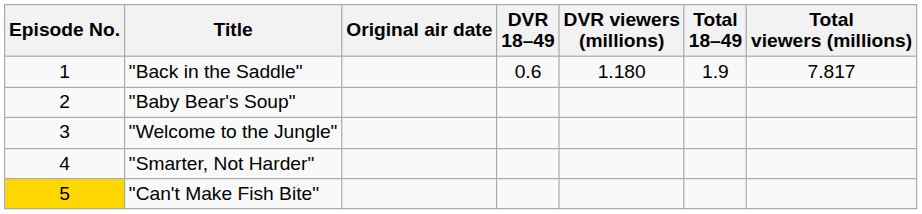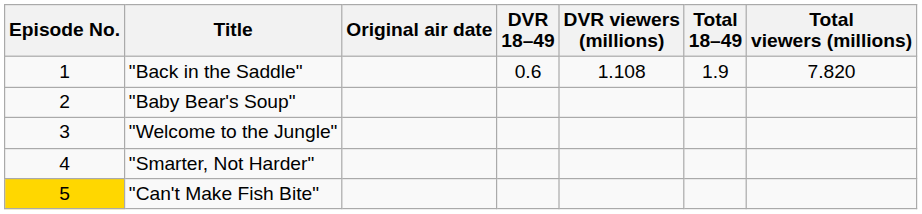(622, 71) 1.180 -> (622, 71) 1.108
(832, 71) 7.817 -> (832, 71) 7.820
